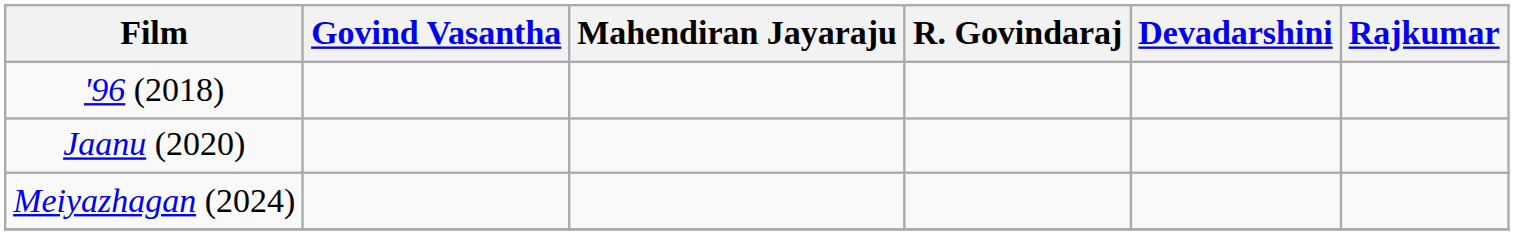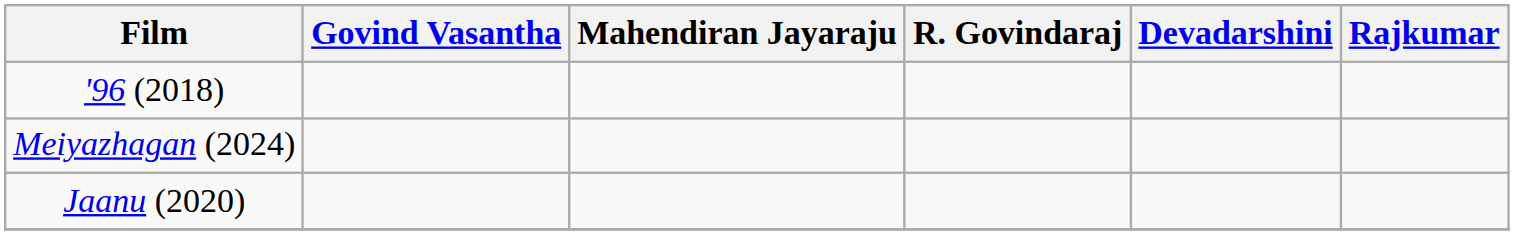rows swapped: (154, 145) <-> (154, 201)
